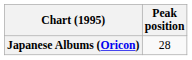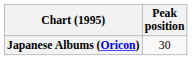(165, 45) 28 -> (165, 45) 30
